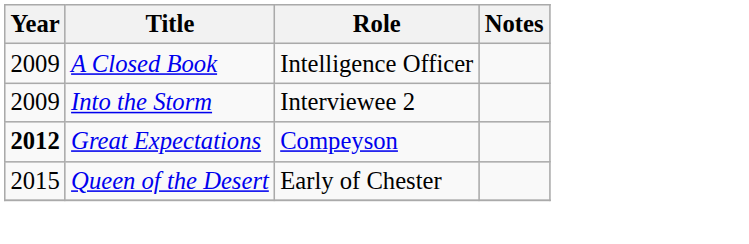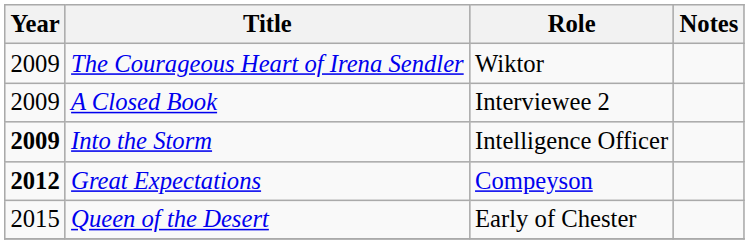+ row: (267, 63)
(377, 63) Intelligence Officer -> (542, 102) Interviewee 2
(35, 102) normal -> (35, 141) bold
(348, 102) Interviewee 2 -> (572, 141) Intelligence Officer
